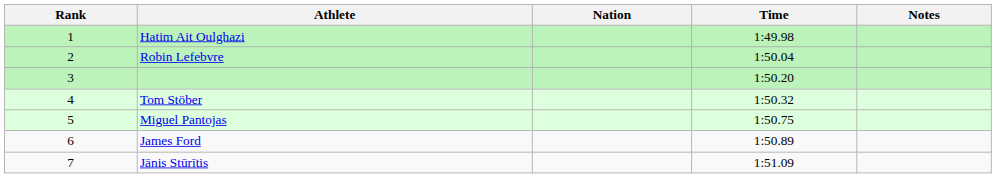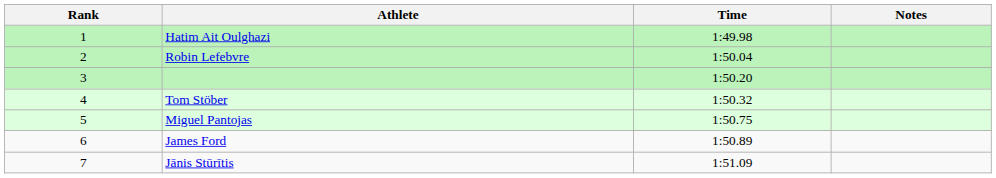- column: (612, 15)
